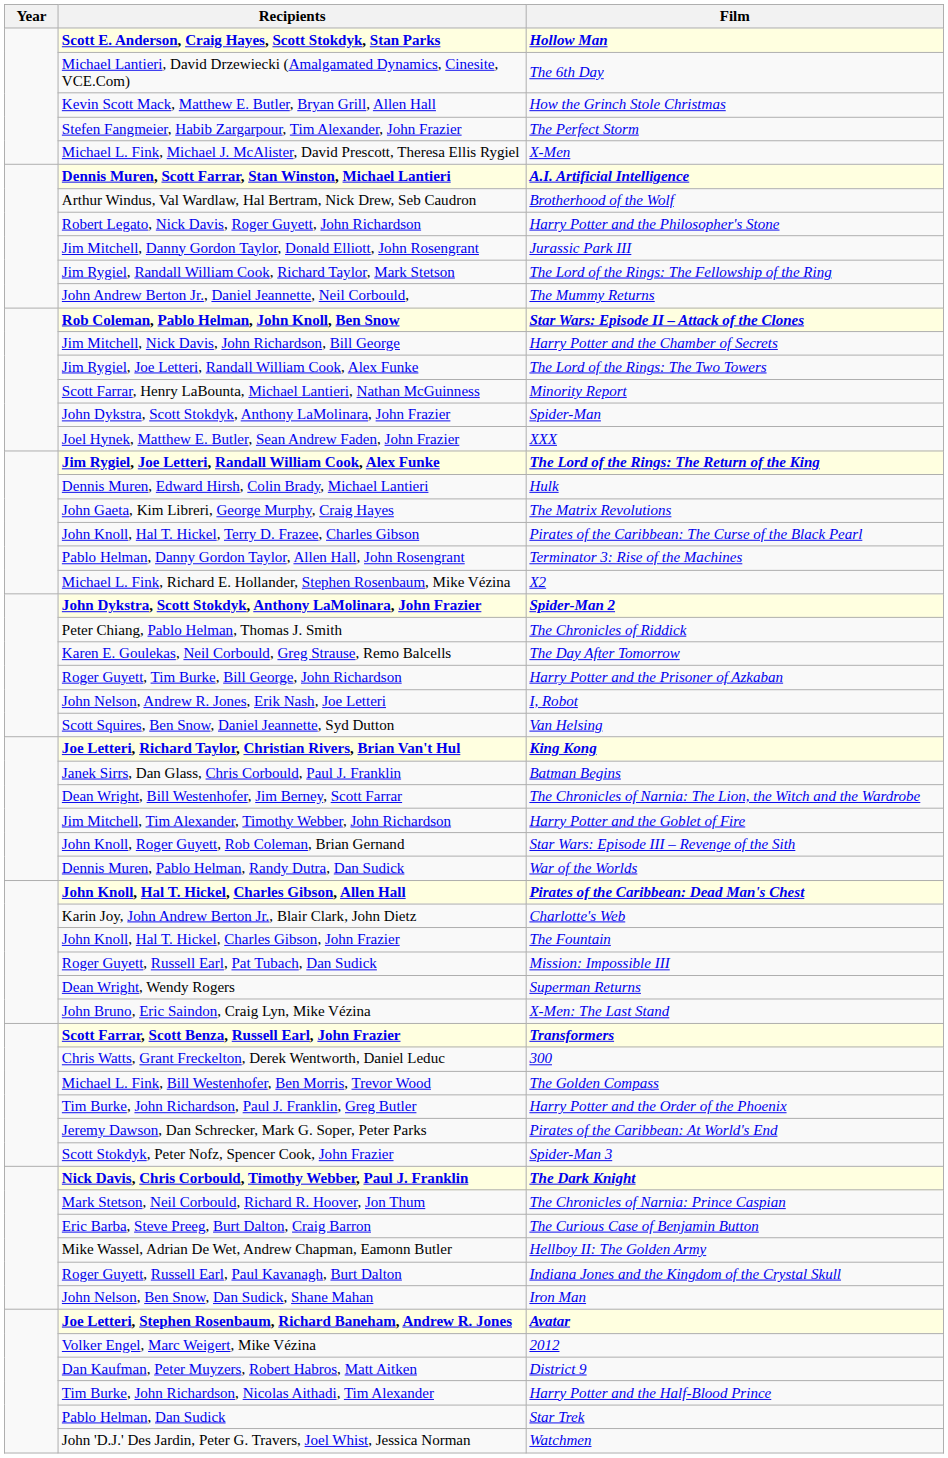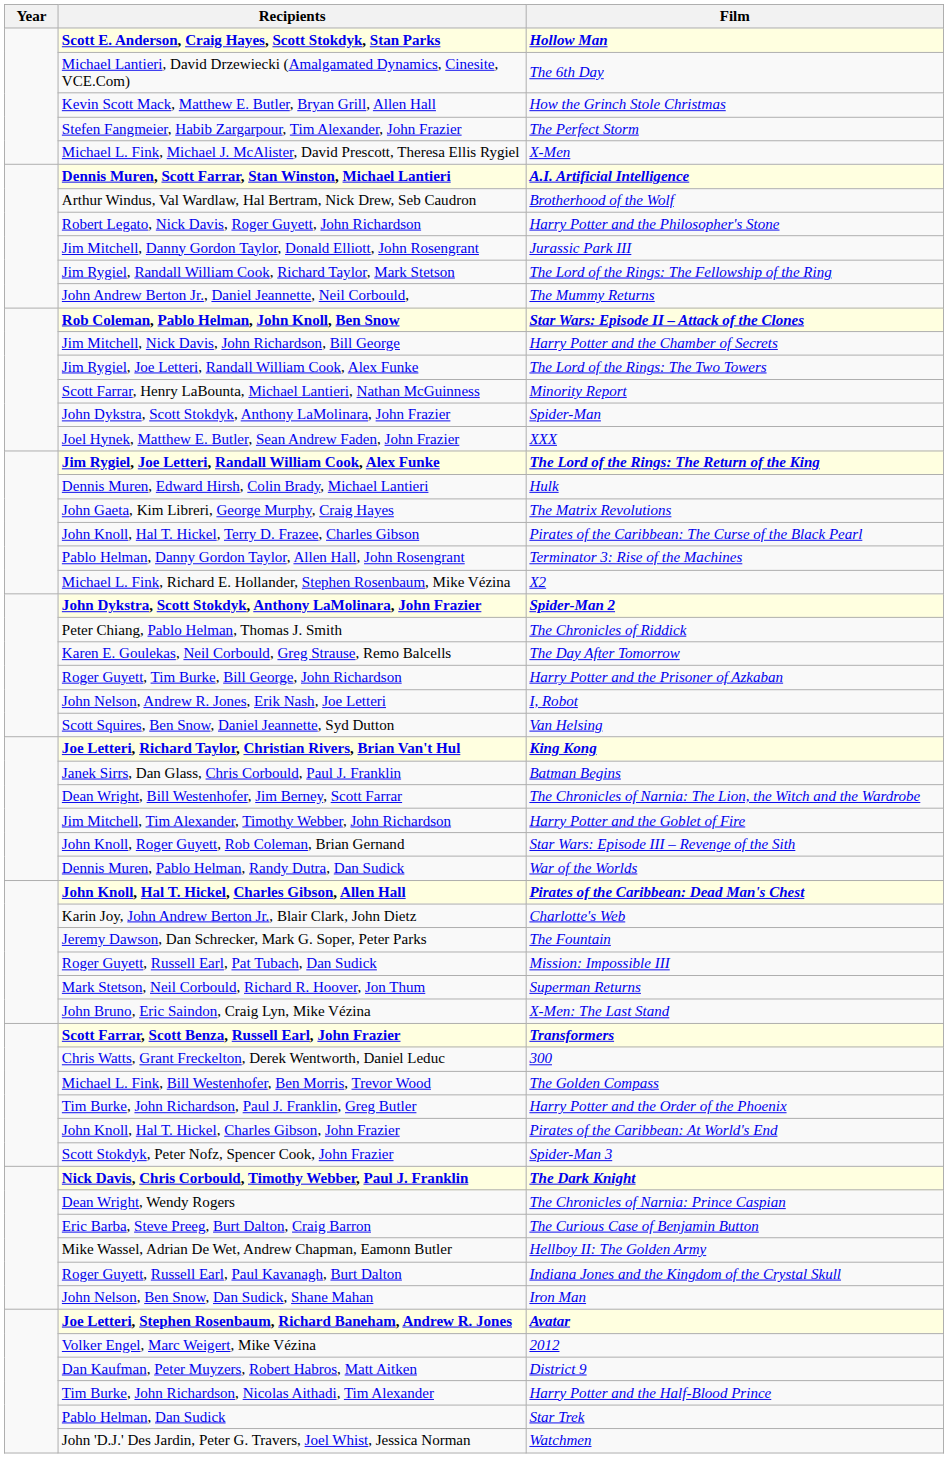(231, 939) John Knoll, Hal T. Hickel, Charles Gibson, John Frazier -> (244, 939) Jeremy Dawson, Dan Schrecker, Mark G. Soper, Peter Parks
(148, 987) Dean Wright, Wendy Rogers -> (244, 987) Mark Stetson, Neil Corbould, Richard R. Hoover, Jon Thum
(244, 1130) Jeremy Dawson, Dan Schrecker, Mark G. Soper, Peter Parks -> (231, 1130) John Knoll, Hal T. Hickel, Charles Gibson, John Frazier
(244, 1202) Mark Stetson, Neil Corbould, Richard R. Hoover, Jon Thum -> (148, 1202) Dean Wright, Wendy Rogers
